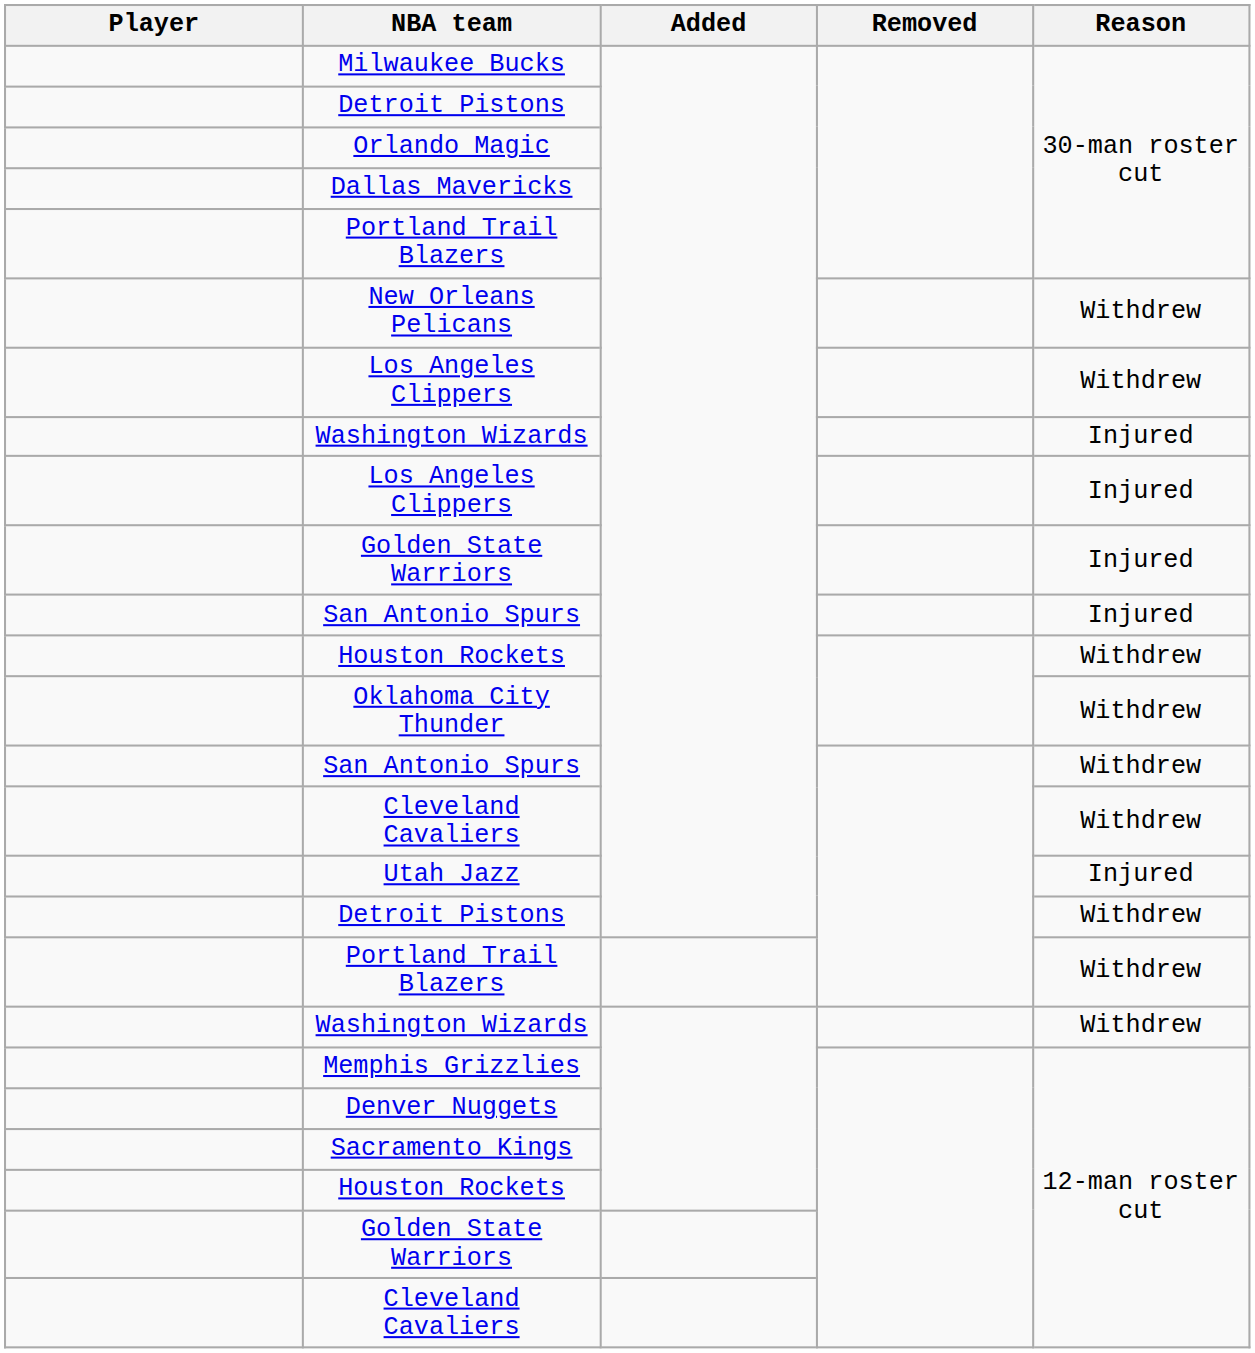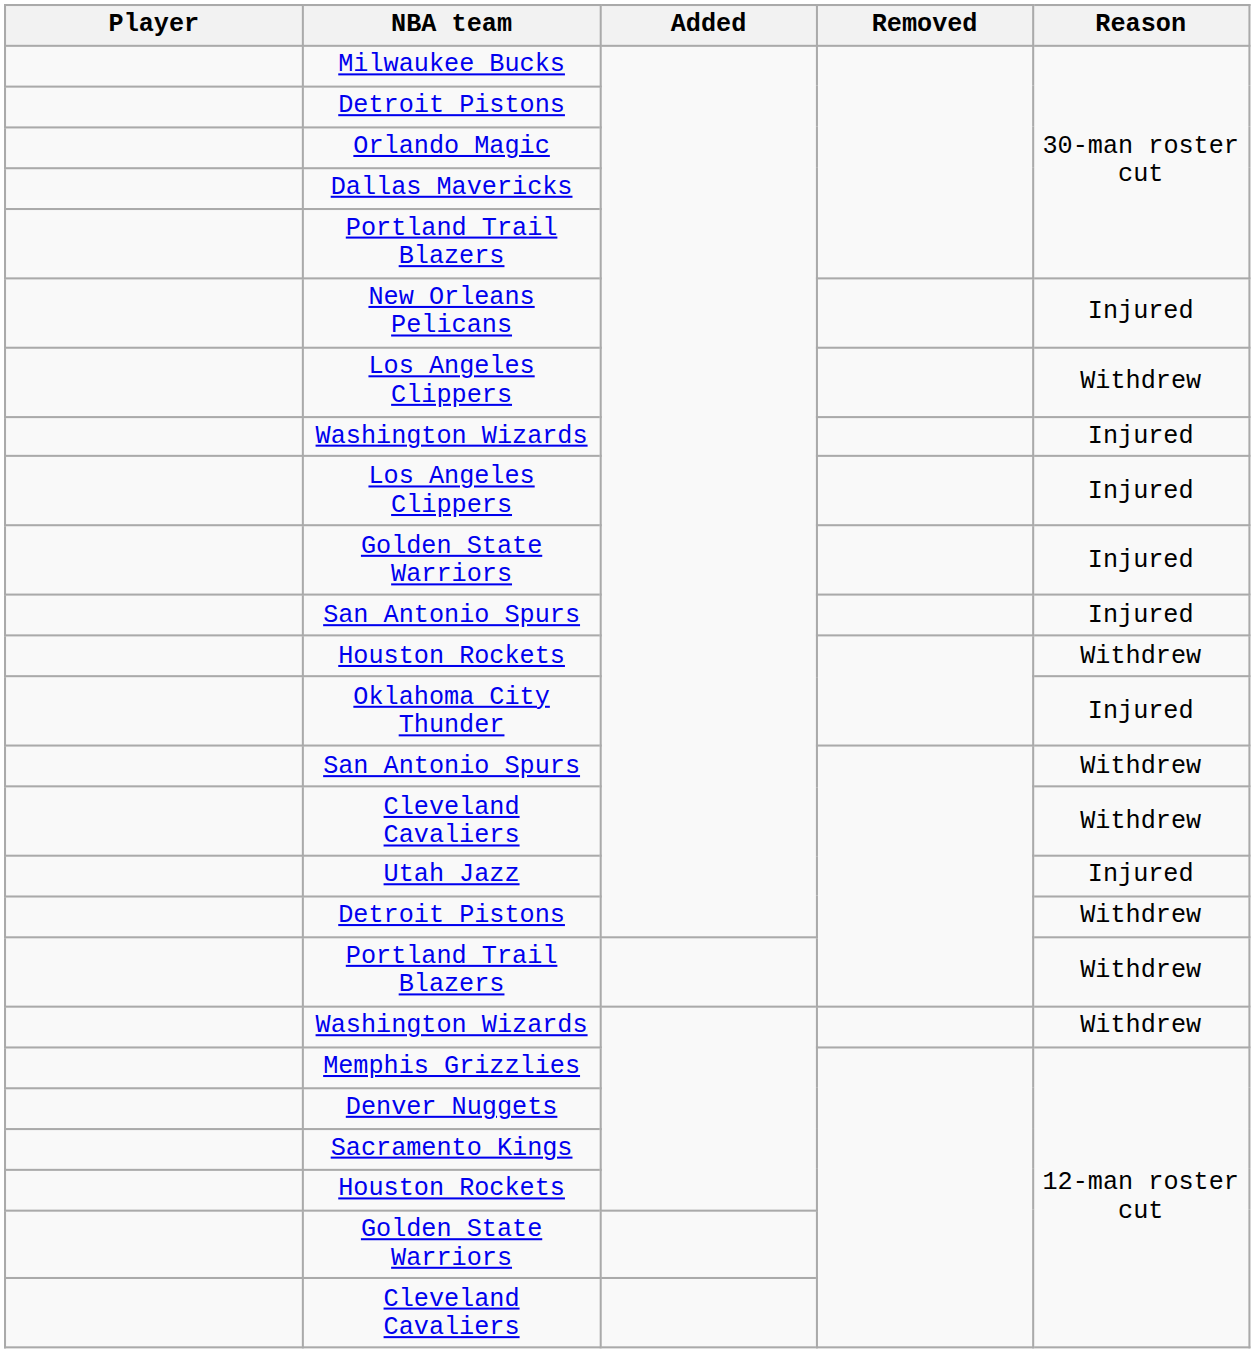(1141, 313) Withdrew -> (1141, 313) Injured
(1141, 712) Withdrew -> (1141, 712) Injured
